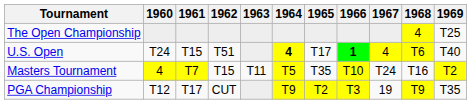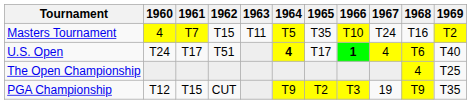rows swapped: (62, 71) <-> (74, 33)
(192, 52) T15 -> (192, 52) T17
(192, 90) T17 -> (192, 90) T15
